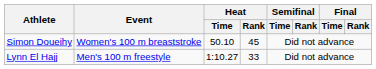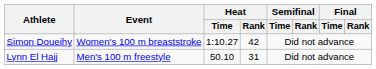(222, 42) 50.10 -> (222, 42) 1:10.27
(254, 42) 45 -> (254, 42) 42
(222, 57) 1:10.27 -> (222, 57) 50.10
(254, 57) 33 -> (254, 57) 31
